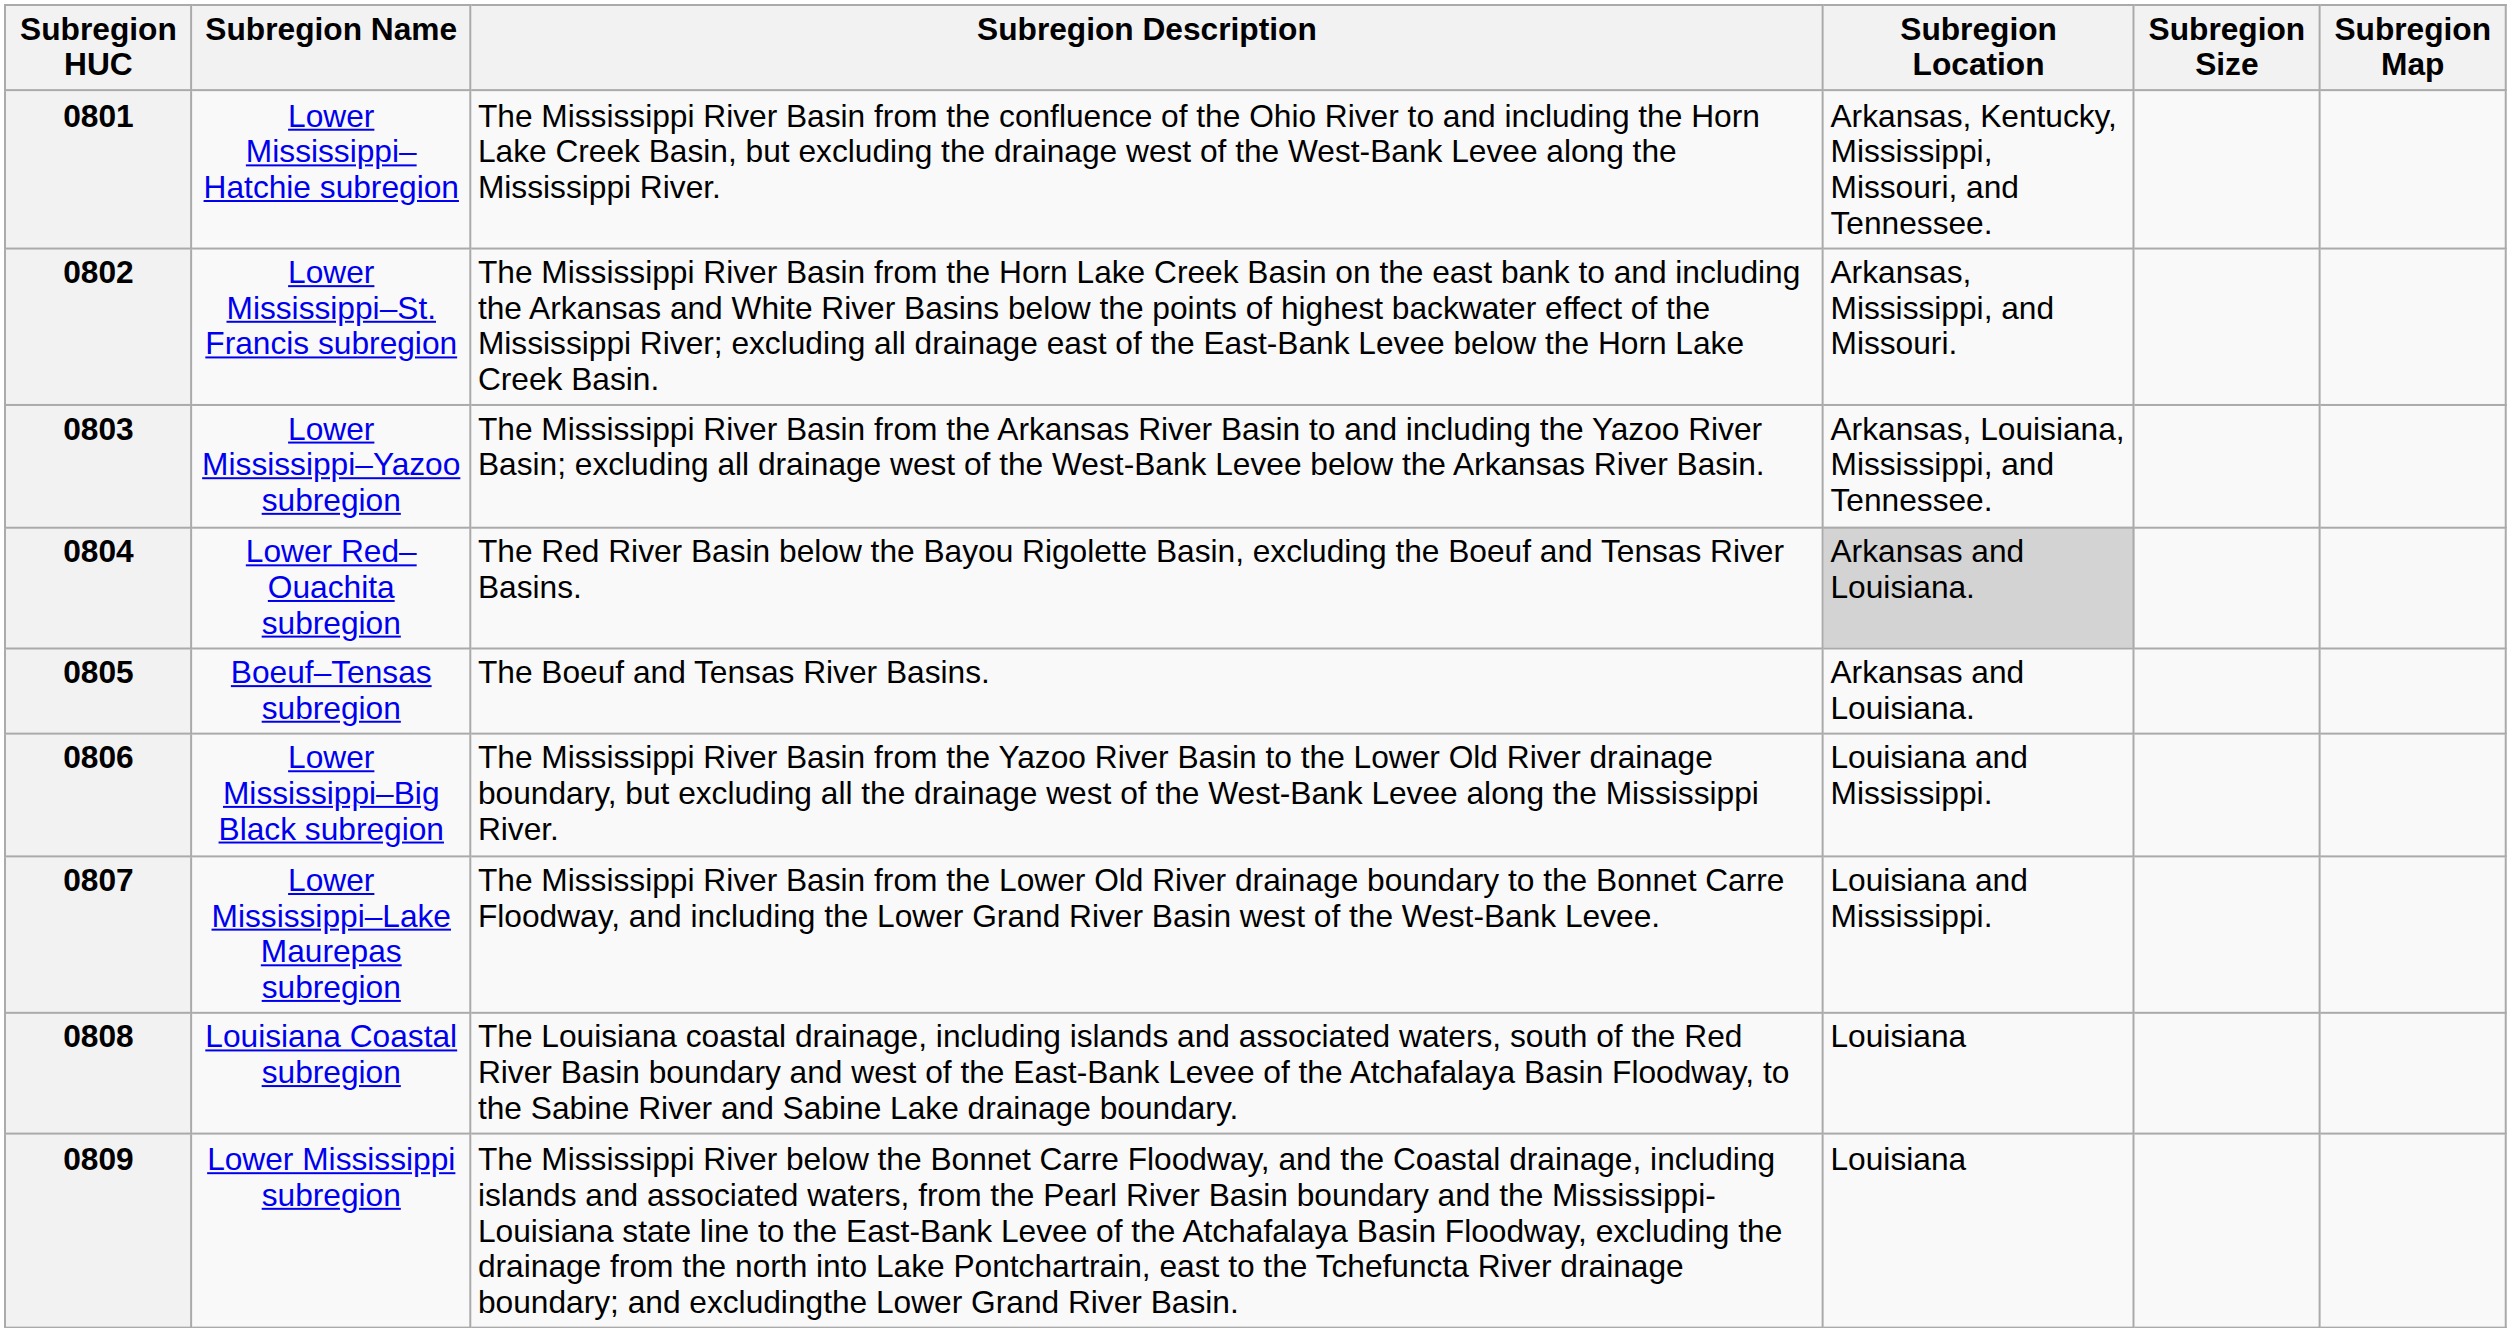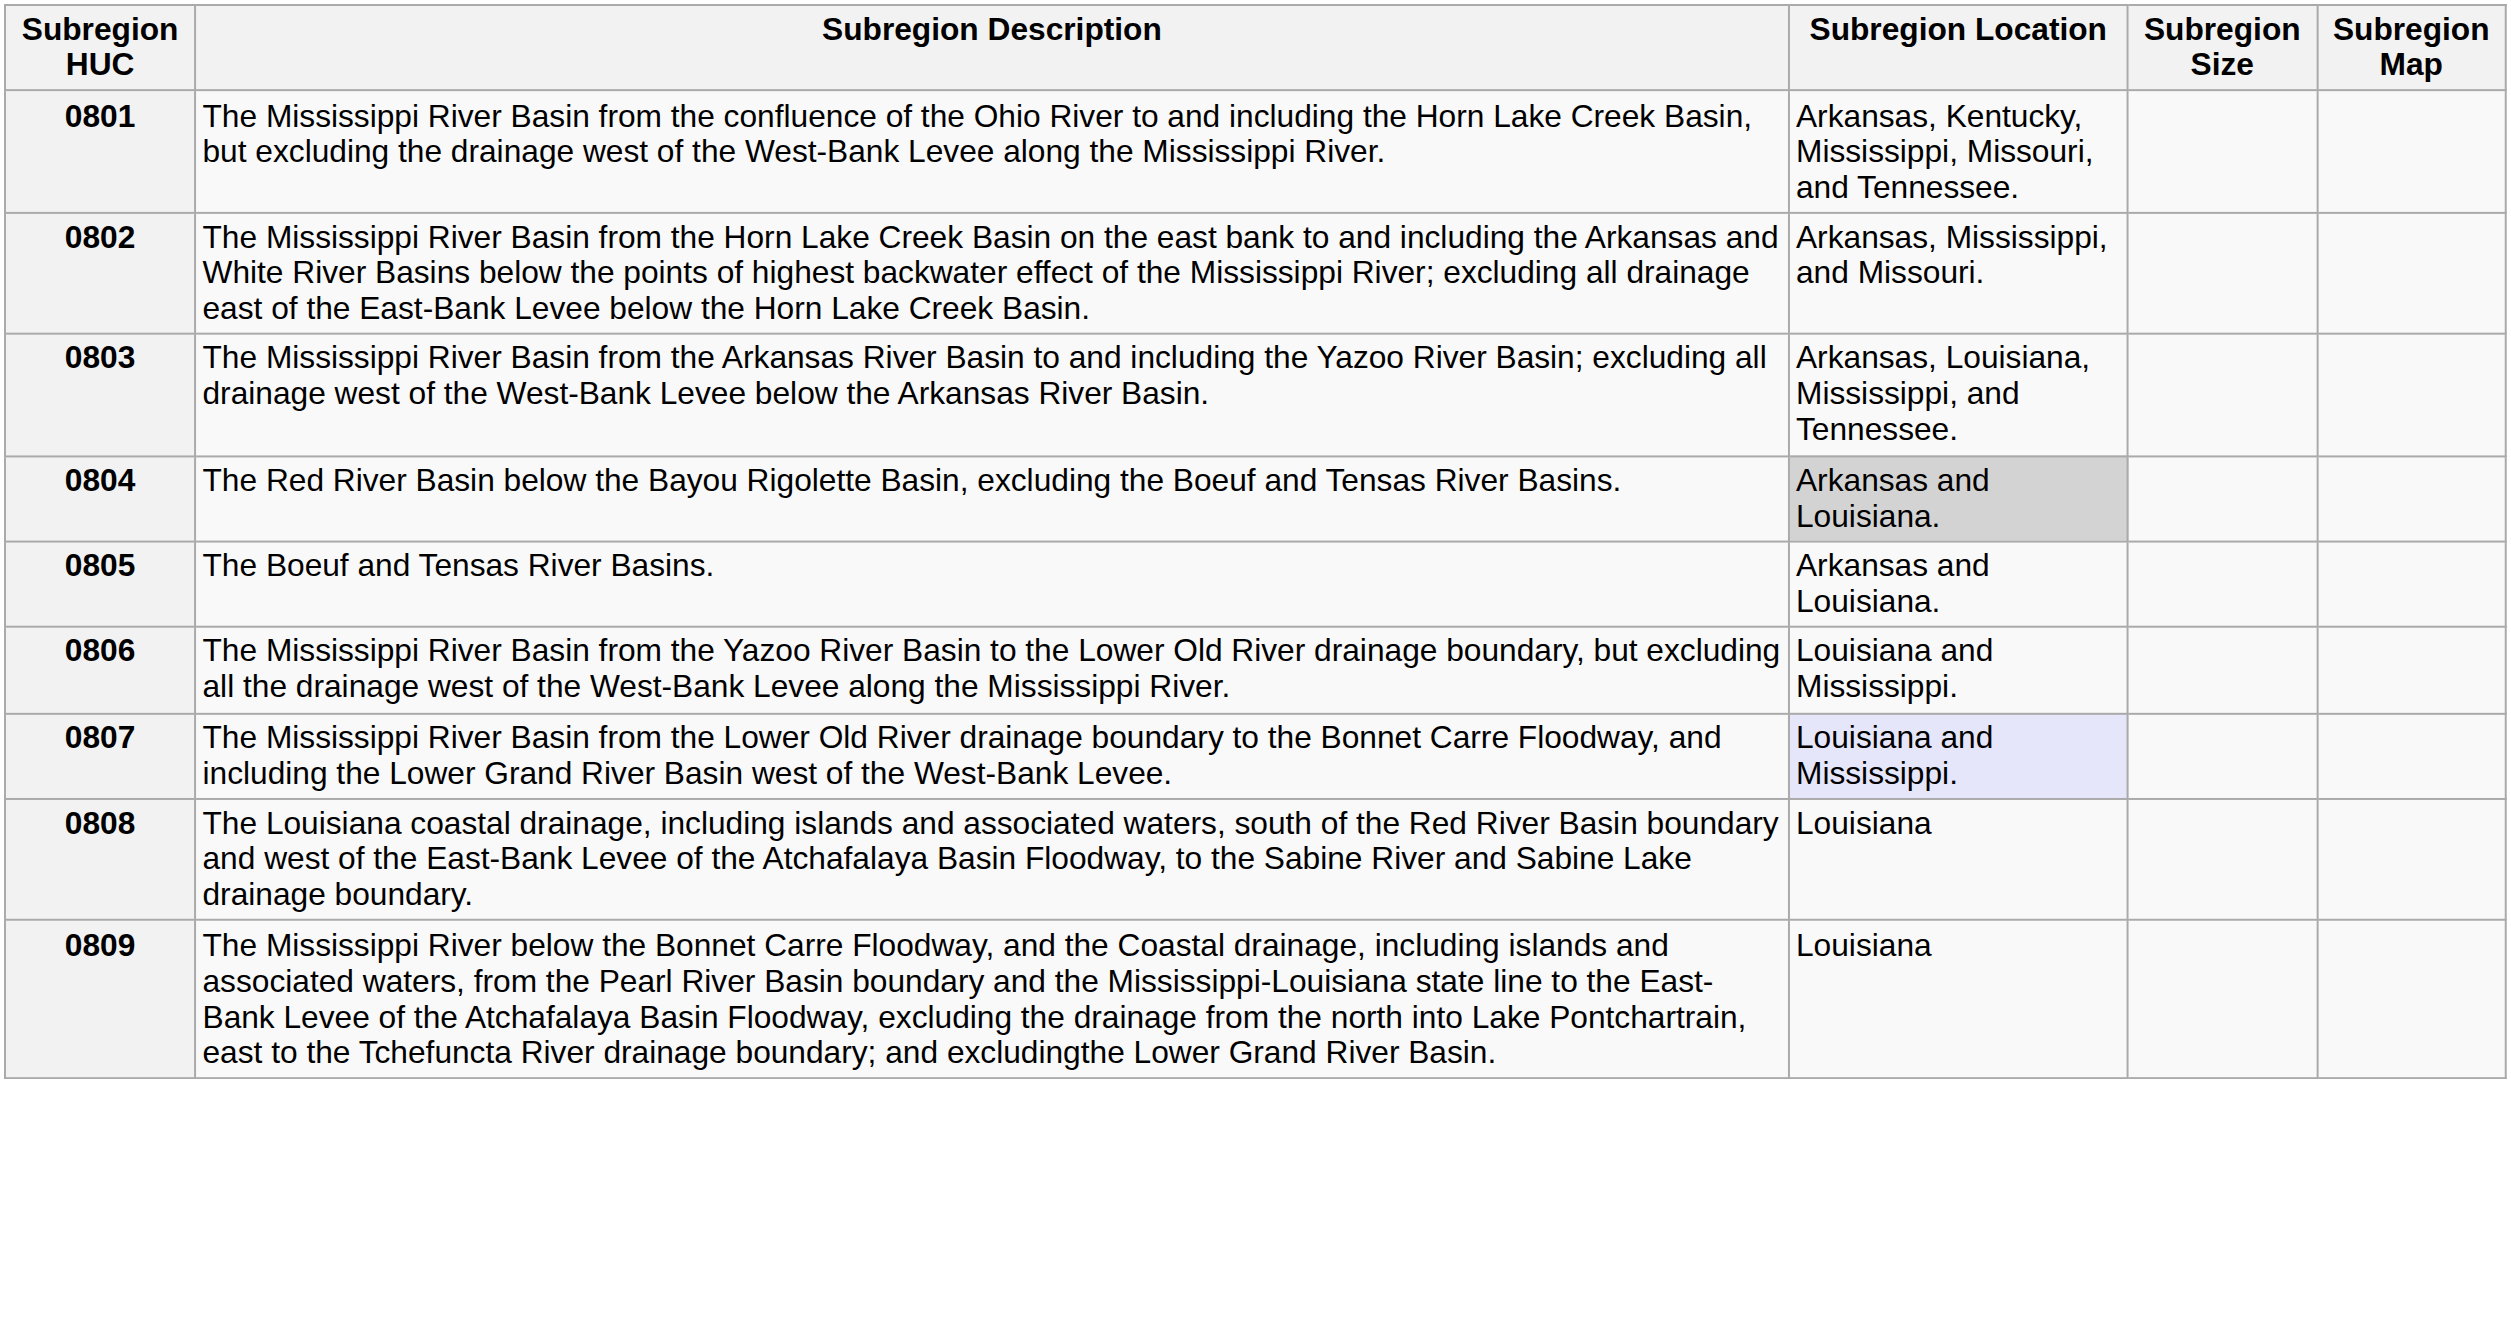- column: (331, 29)
(1929, 898) no background -> (1895, 755) lavender background
